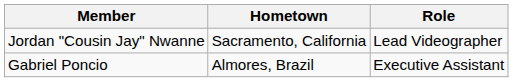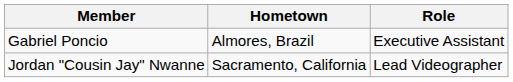rows swapped: (58, 64) <-> (106, 40)
